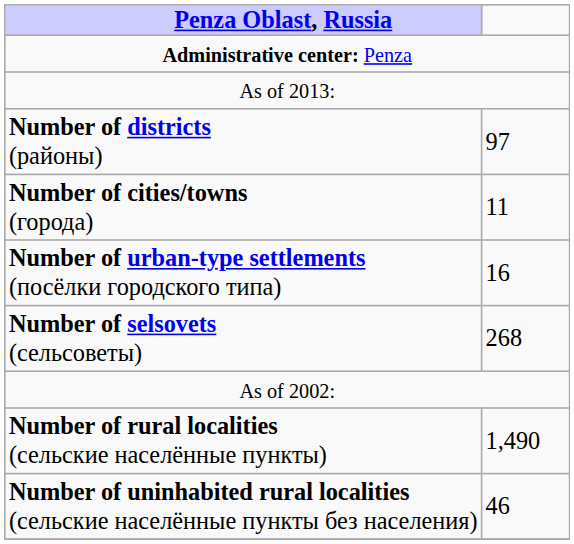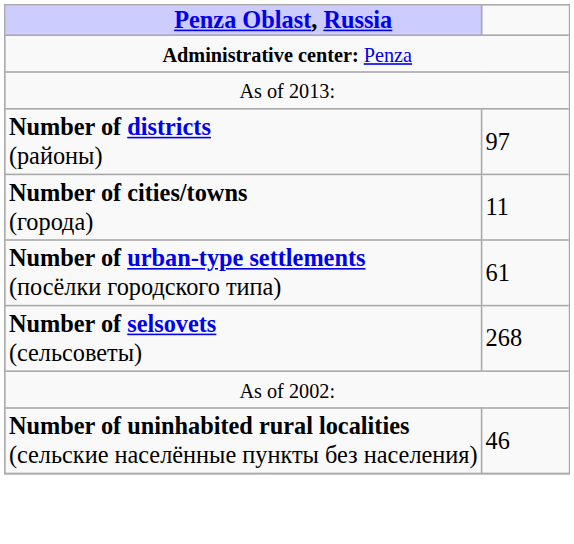(498, 272) 16 -> (498, 272) 61
- row: (168, 440)
